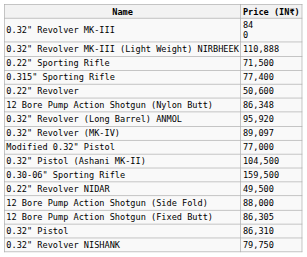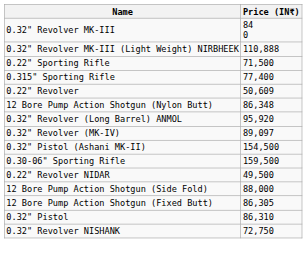(258, 91) 50,600 -> (258, 91) 50,609
- row: (61, 147)
(261, 161) 104,500 -> (261, 147) 154,500
(258, 245) 79,750 -> (258, 231) 72,750
